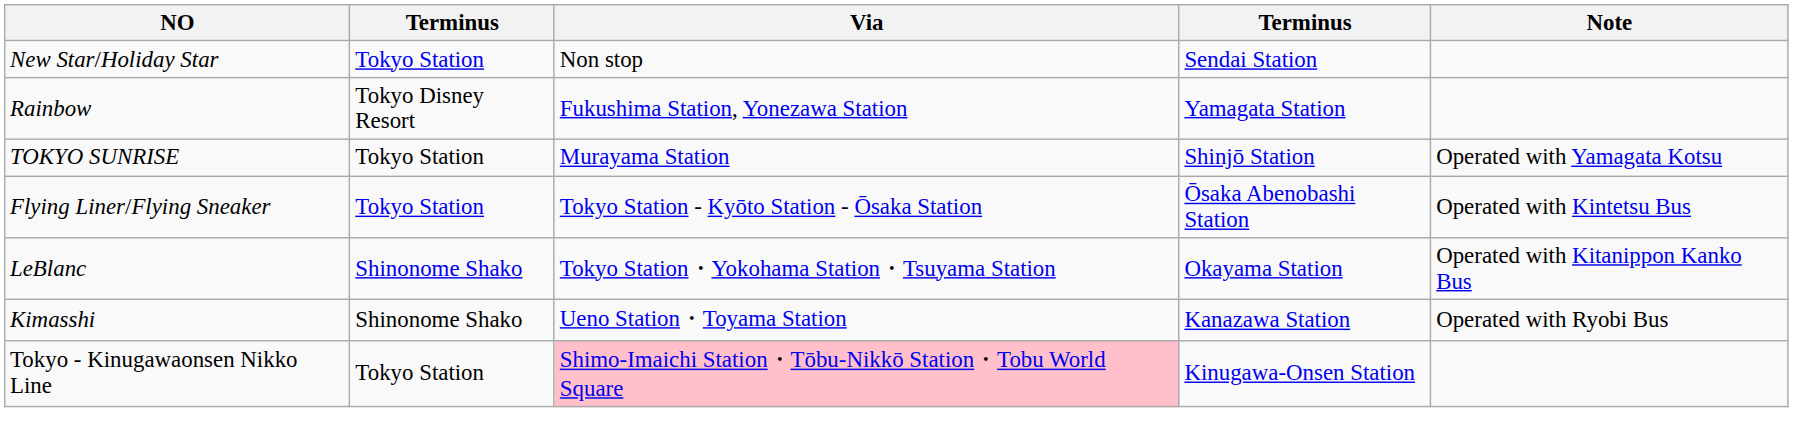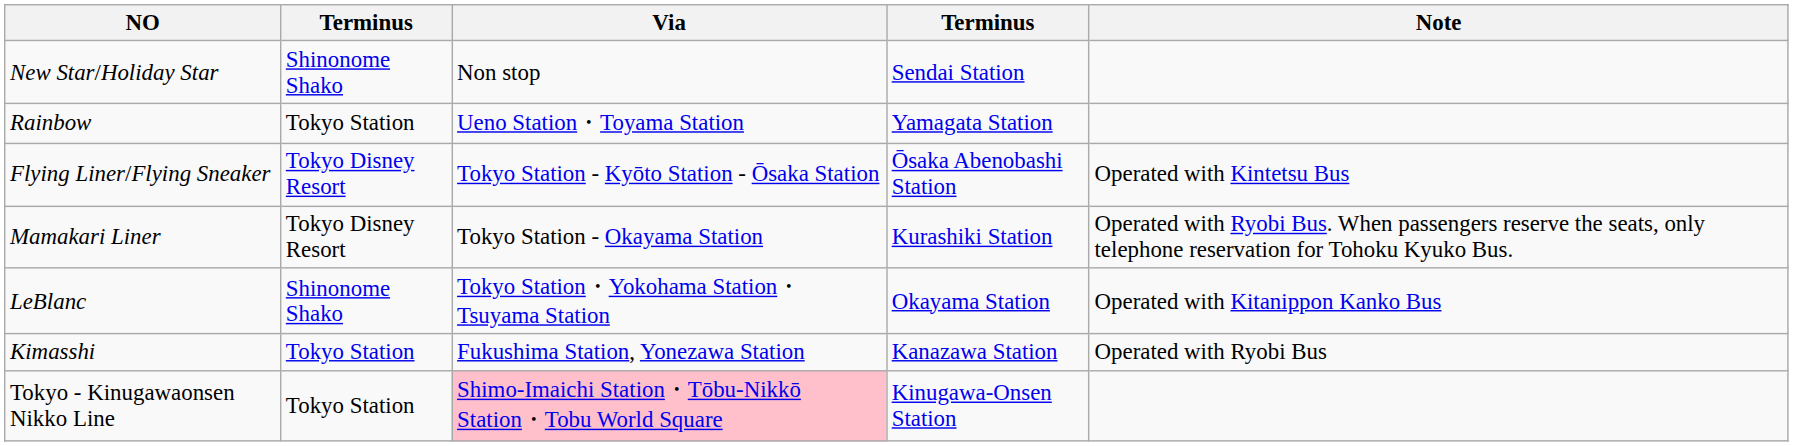(420, 58) Tokyo Station -> (338, 71) Shinonome Shako
(420, 108) Tokyo Disney Resort -> (350, 123) Tokyo Station
(734, 108) Fukushima Station, Yonezawa Station -> (601, 122) Ueno Station・Toyama Station
- row: (95, 157)
(420, 206) Tokyo Station -> (350, 174) Tokyo Disney Resort
+ row: (85, 236)
(439, 319) Shinonome Shako -> (350, 351) Tokyo Station
(703, 319) Ueno Station・Toyama Station -> (631, 351) Fukushima Station, Yonezawa Station
